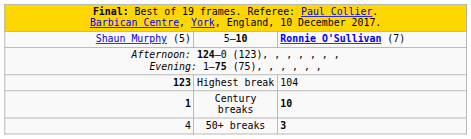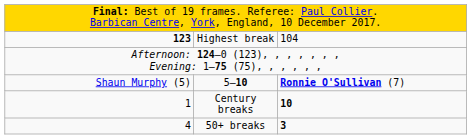rows swapped: (236, 40) <-> (236, 83)
(188, 105) bold -> (188, 105) normal
